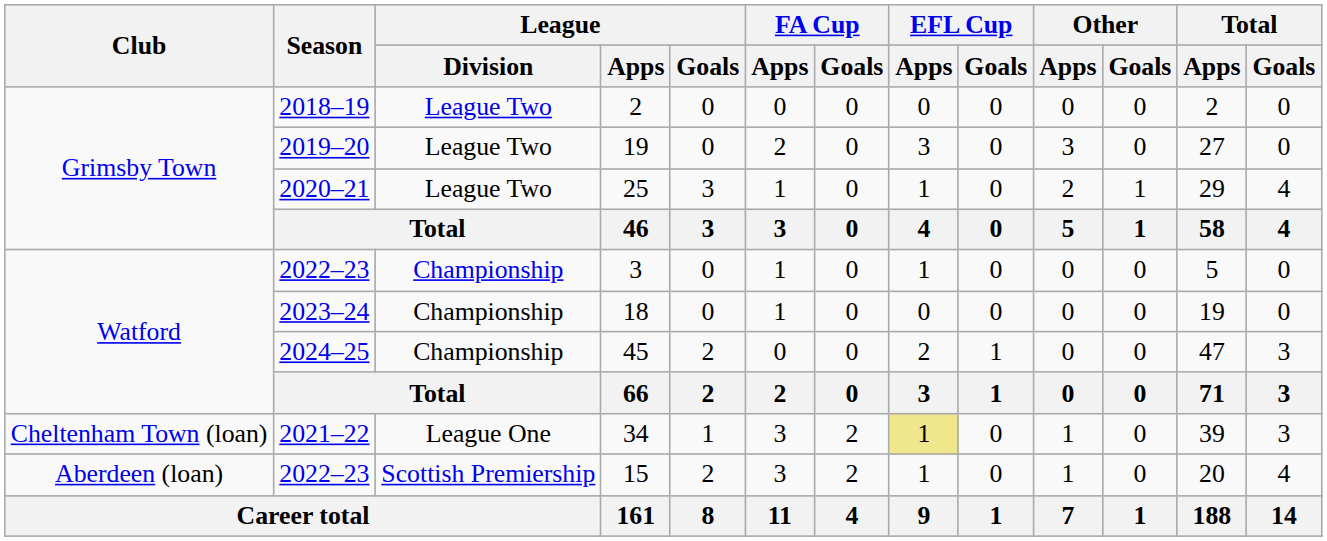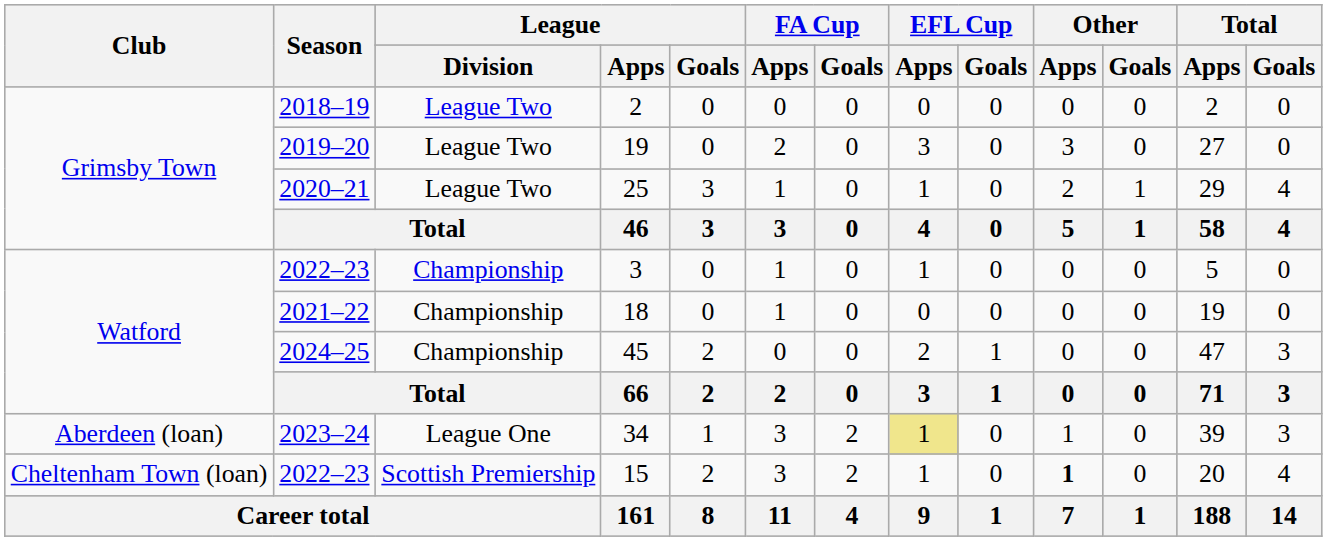(324, 310) 2023–24 -> (324, 310) 2021–22
(139, 433) Cheltenham Town (loan) -> (139, 433) Aberdeen (loan)
(324, 433) 2021–22 -> (324, 433) 2023–24
(139, 474) Aberdeen (loan) -> (139, 474) Cheltenham Town (loan)
(1068, 474) normal -> (1068, 474) bold
